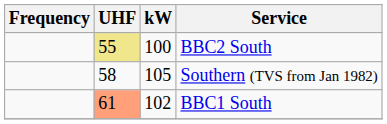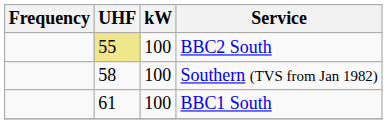(158, 75) 105 -> (158, 75) 100
(107, 103) lightsalmon background -> (107, 103) no background
(158, 103) 102 -> (158, 103) 100
